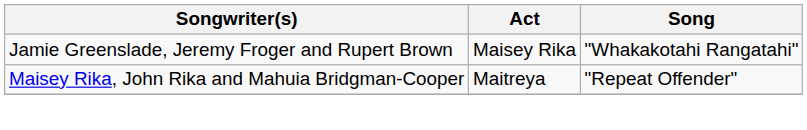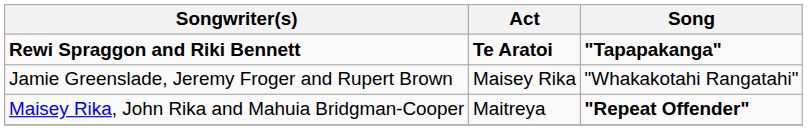+ row: (155, 49)
(661, 79) normal -> (667, 109) bold
